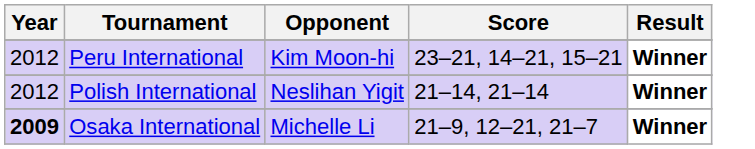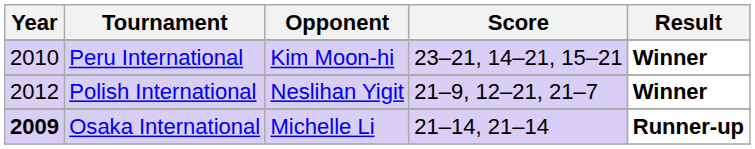(34, 57) 2012 -> (34, 57) 2010
(482, 92) 21–14, 21–14 -> (506, 92) 21–9, 12–21, 21–7
(506, 127) 21–9, 12–21, 21–7 -> (482, 127) 21–14, 21–14
(670, 127) Winner -> (688, 127) Runner-up
